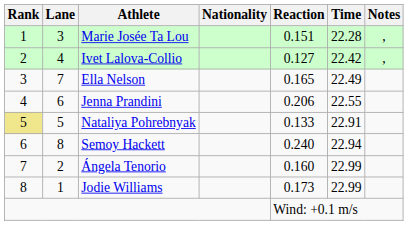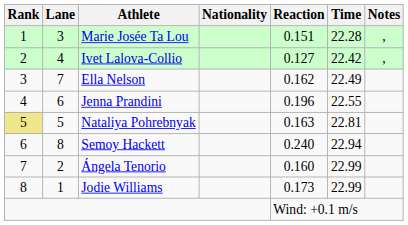(299, 79) 0.165 -> (299, 79) 0.162
(299, 101) 0.206 -> (299, 101) 0.196
(299, 123) 0.133 -> (299, 123) 0.163
(346, 123) 22.91 -> (346, 123) 22.81
